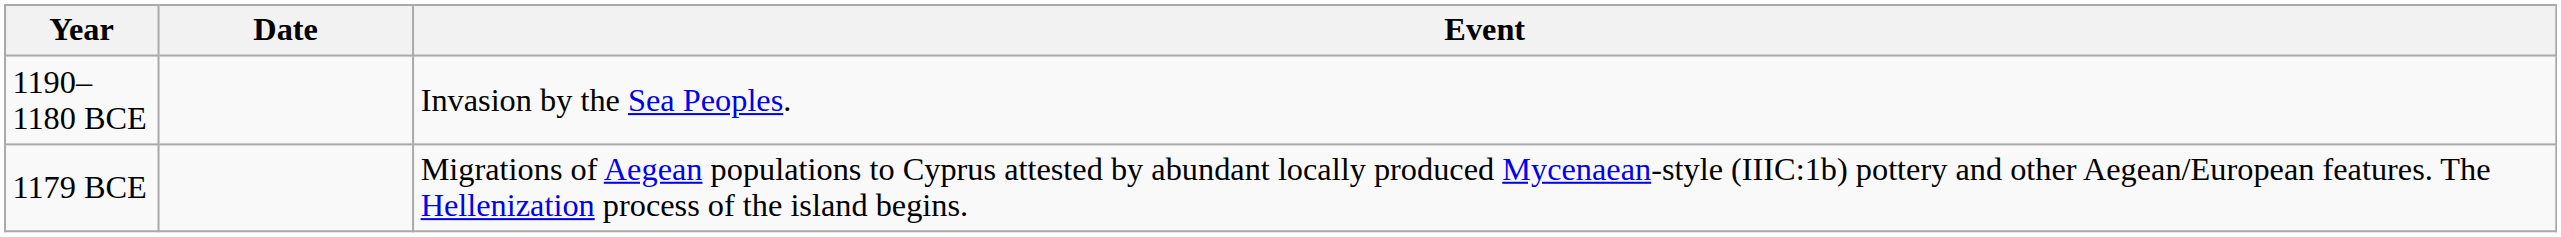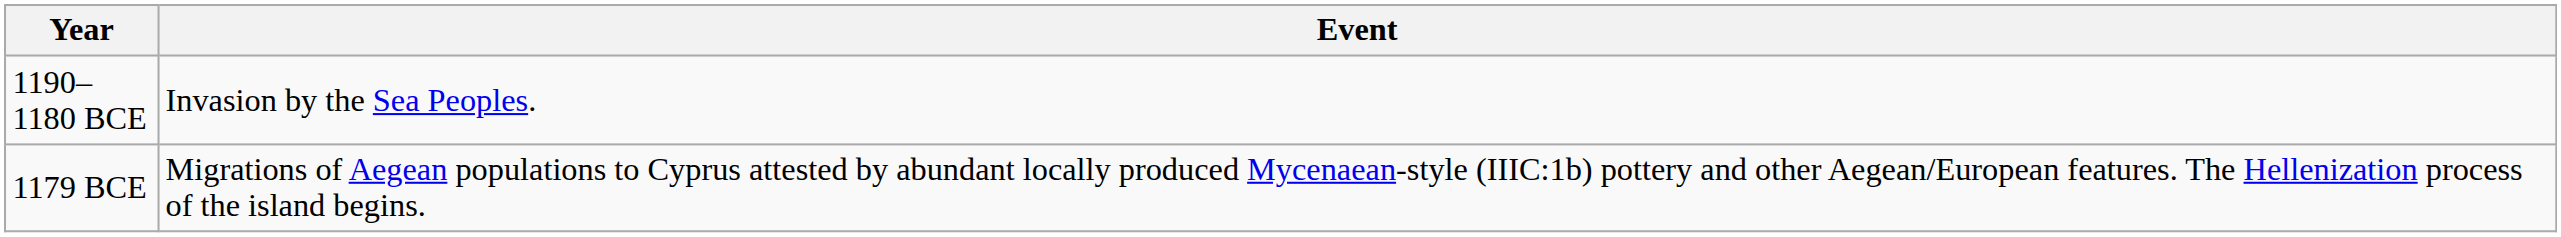- column: (286, 30)
